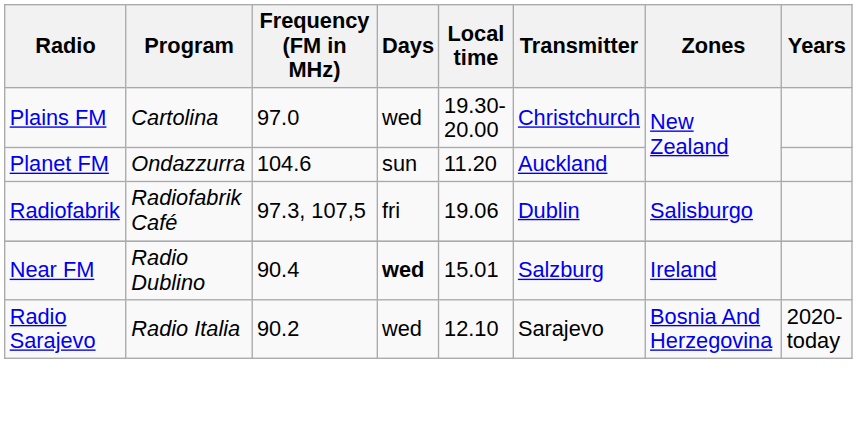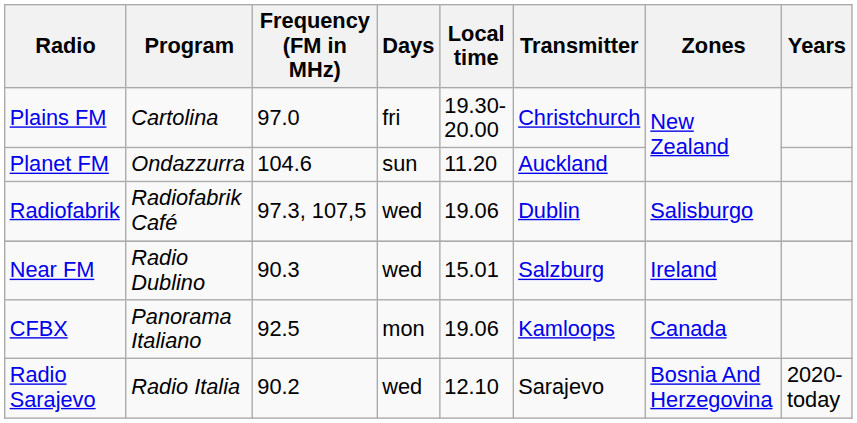(402, 117) wed -> (391, 117) fri
(391, 210) fri -> (402, 210) wed
(278, 269) 90.4 -> (279, 269) 90.3
(403, 269) bold -> (402, 269) normal
+ row: (39, 328)
